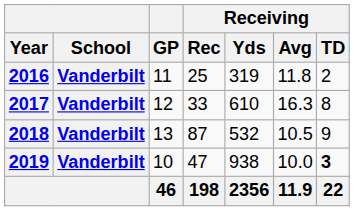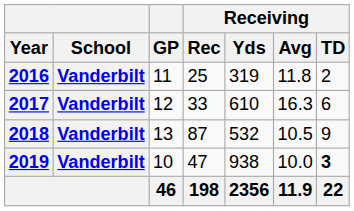(326, 104) 8 -> (326, 104) 6
